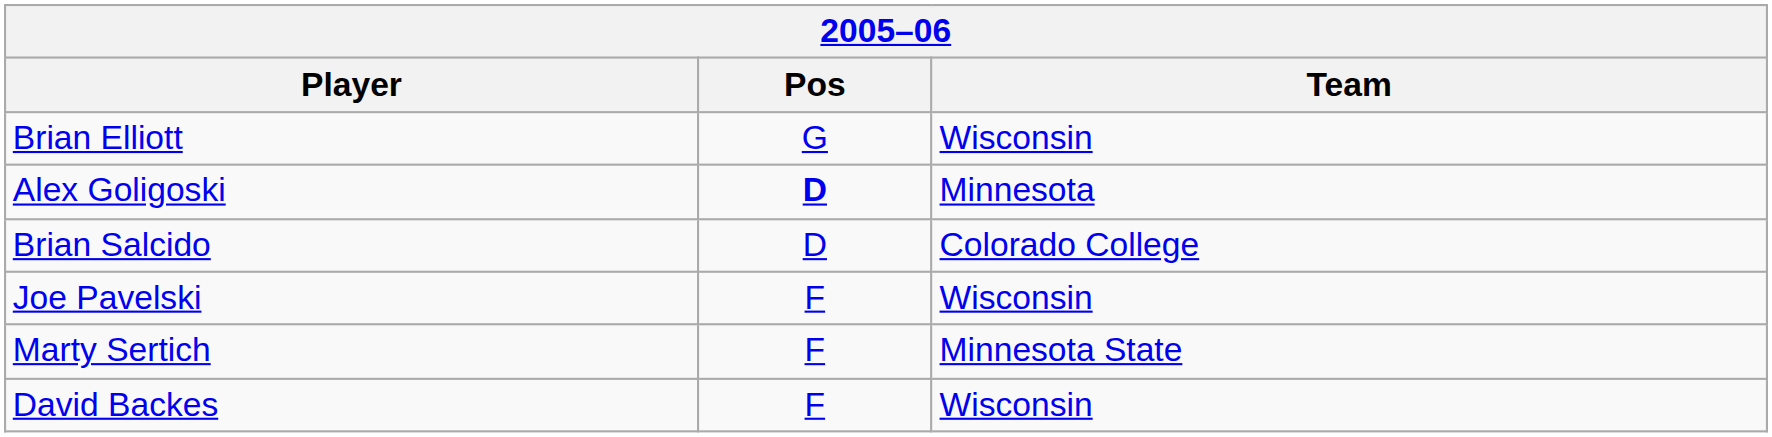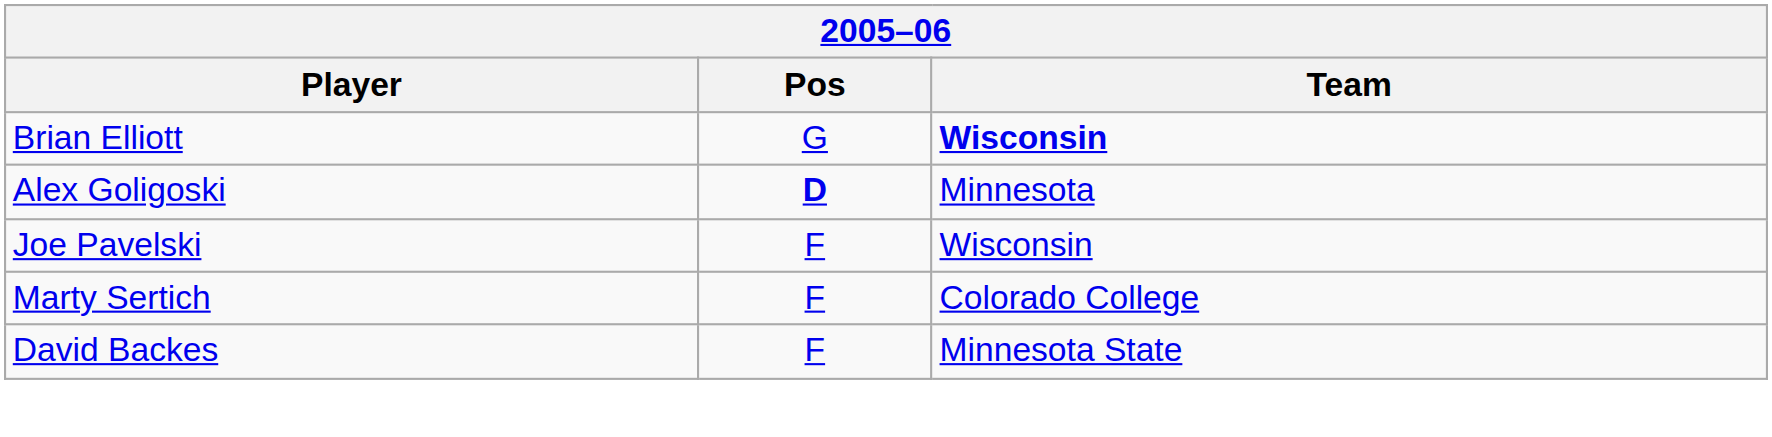(1016, 137) normal -> (1023, 137) bold
- row: (112, 244)
(1061, 350) Minnesota State -> (1069, 297) Colorado College
(1016, 404) Wisconsin -> (1061, 350) Minnesota State
